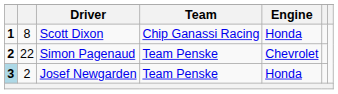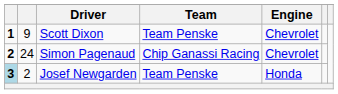(27, 34) 8 -> (27, 34) 9
(201, 34) Chip Ganassi Racing -> (180, 34) Team Penske
(284, 34) Honda -> (292, 34) Chevrolet
(27, 54) 22 -> (27, 54) 24
(180, 54) Team Penske -> (201, 54) Chip Ganassi Racing
